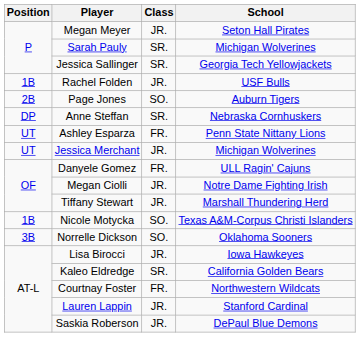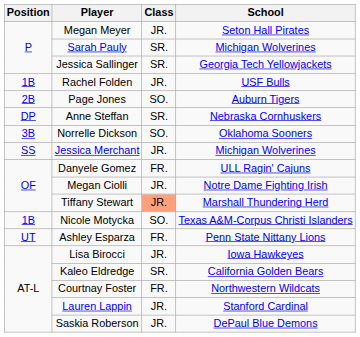rows swapped: (97, 237) <-> (97, 133)
(28, 151) UT -> (28, 151) SS
(159, 202) no background -> (159, 202) lightsalmon background
